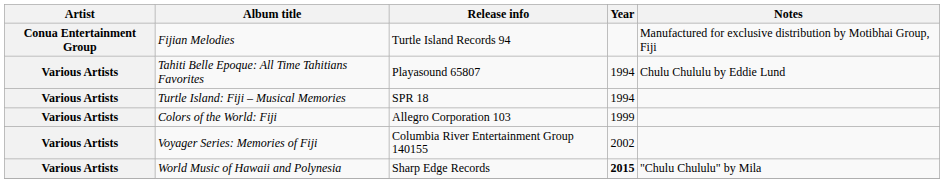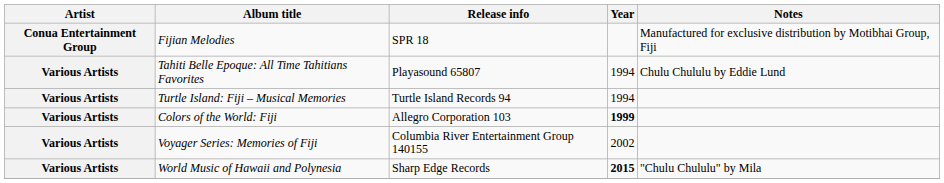(451, 39) Turtle Island Records 94 -> (410, 39) SPR 18
(410, 98) SPR 18 -> (451, 98) Turtle Island Records 94
(622, 117) normal -> (622, 117) bold
